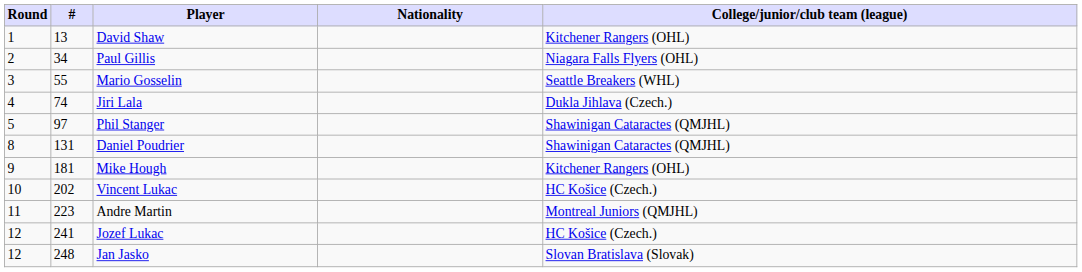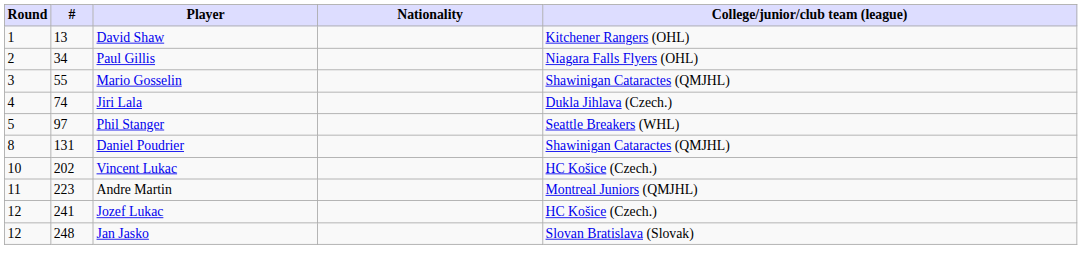(612, 80) Seattle Breakers (WHL) -> (638, 80) Shawinigan Cataractes (QMJHL)
(638, 124) Shawinigan Cataractes (QMJHL) -> (612, 124) Seattle Breakers (WHL)
- row: (132, 168)
